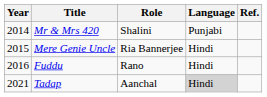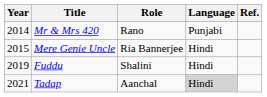(136, 30) Shalini -> (132, 30) Rano
(18, 65) 2016 -> (18, 65) 2019
(132, 65) Rano -> (136, 65) Shalini
